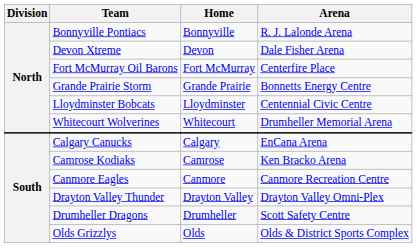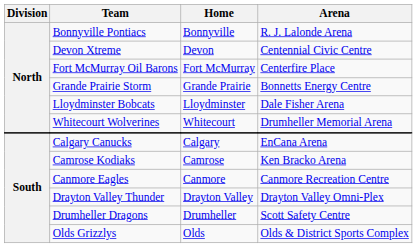(302, 50) Dale Fisher Arena -> (316, 50) Centennial Civic Centre
(316, 104) Centennial Civic Centre -> (302, 104) Dale Fisher Arena
